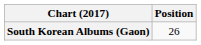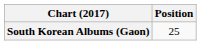(174, 31) 26 -> (174, 31) 25
